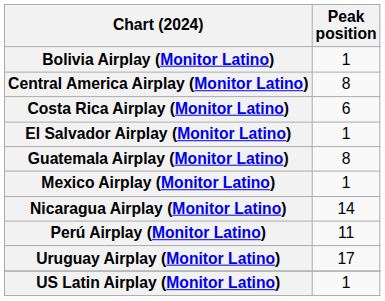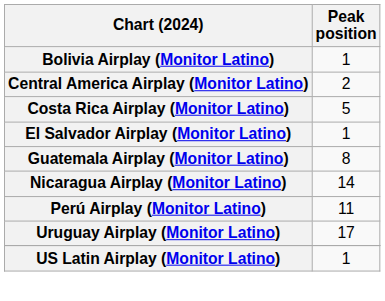(346, 84) 8 -> (346, 84) 2
(346, 109) 6 -> (346, 109) 5
- row: (158, 183)
